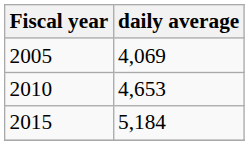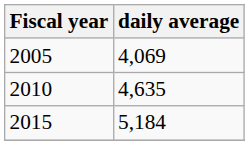(142, 88) 4,653 -> (142, 88) 4,635
